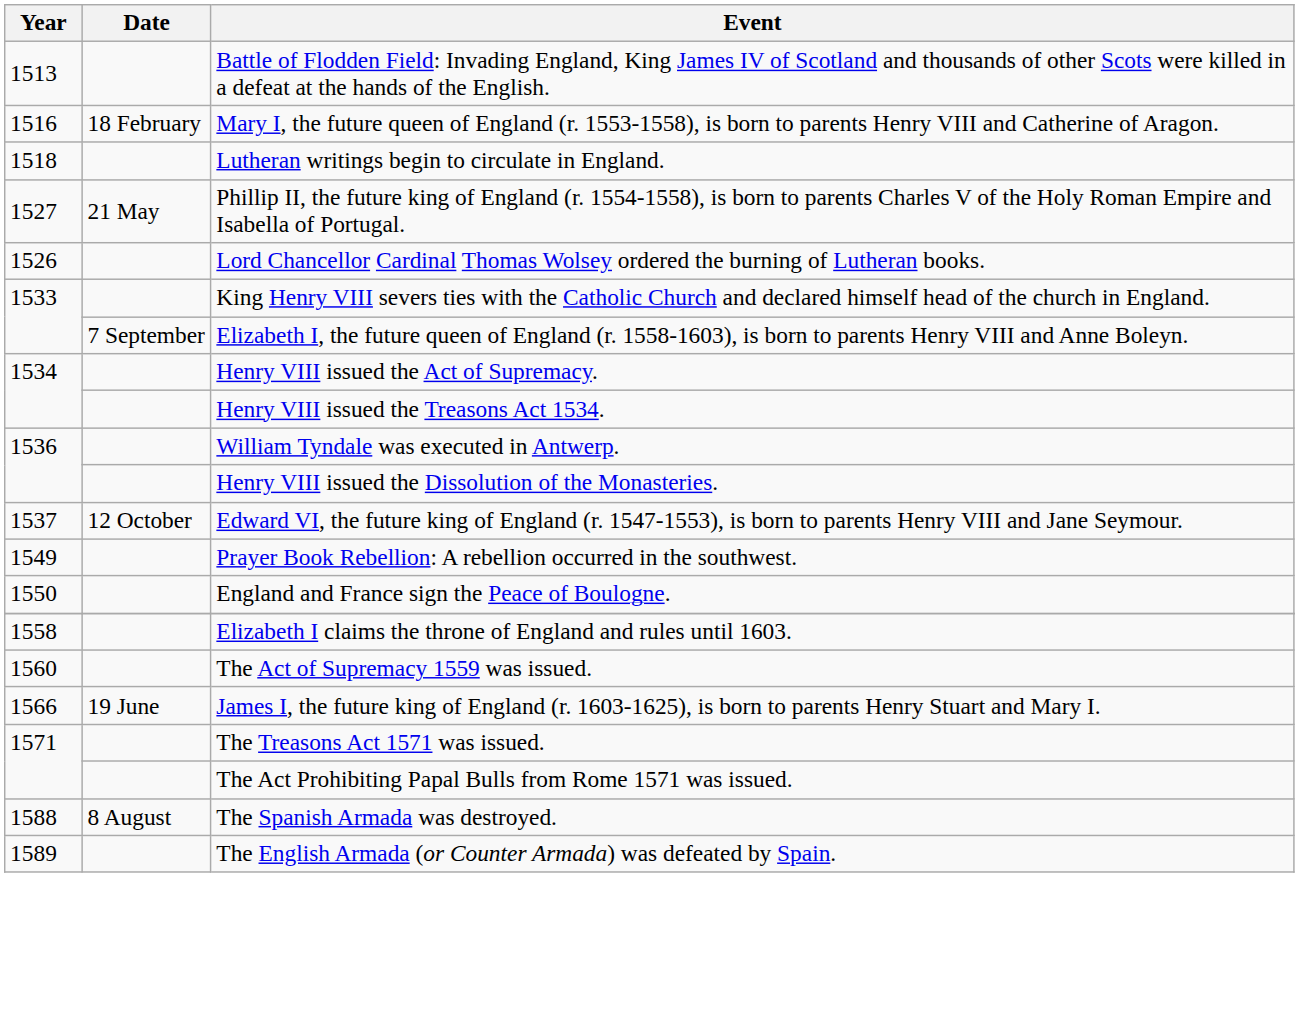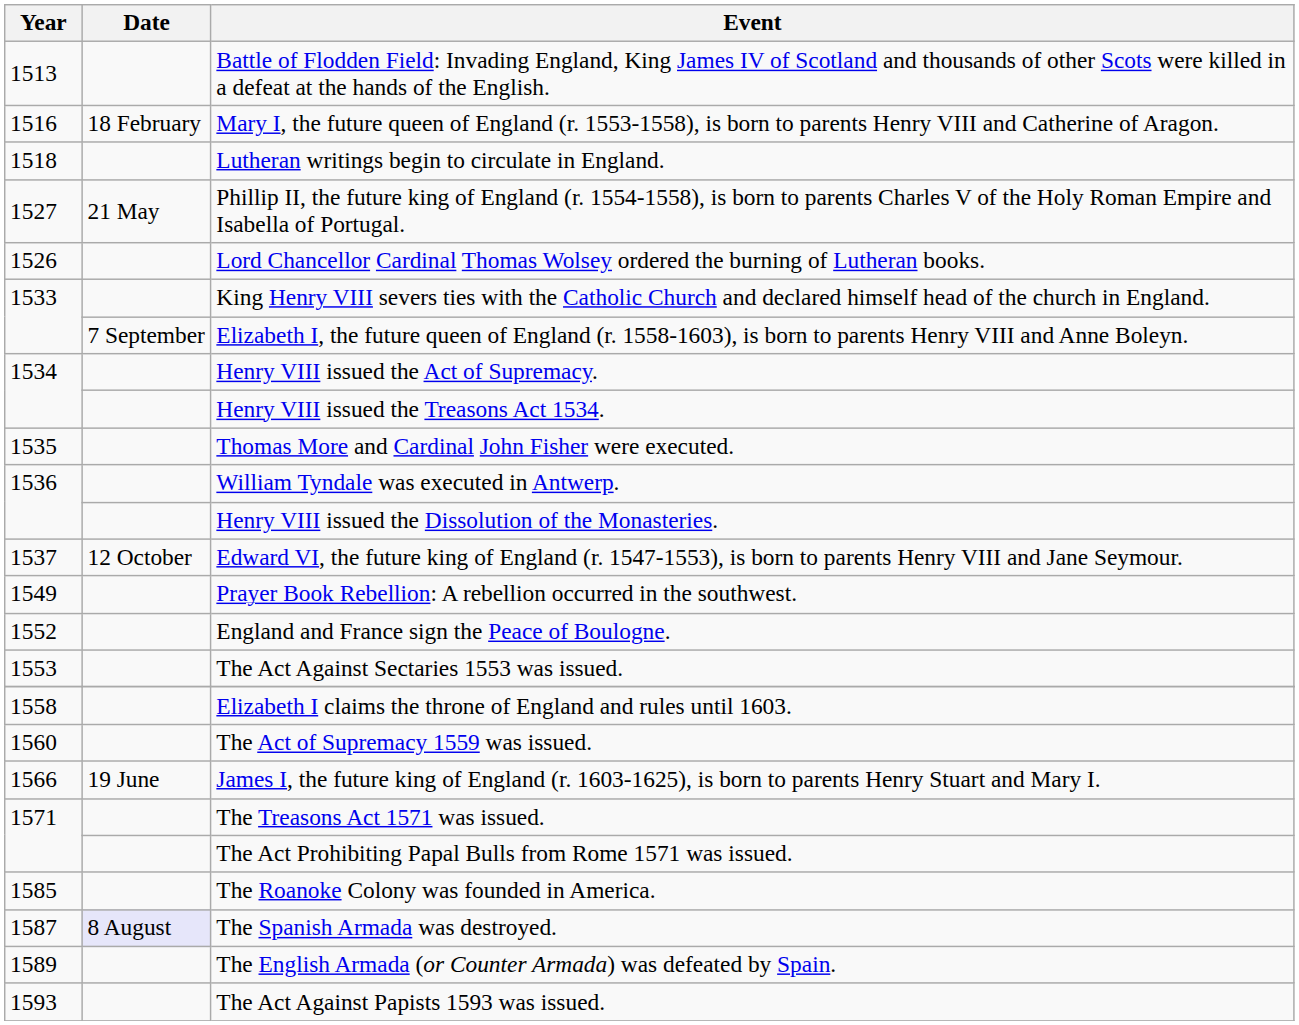+ row: (475, 446)
(33, 594) 1550 -> (33, 631) 1552
+ row: (420, 668)
+ row: (436, 890)
(33, 816) 1588 -> (33, 927) 1587
(129, 816) no background -> (129, 927) lavender background
+ row: (411, 1001)
